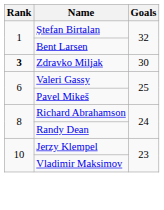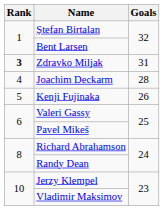(144, 63) 30 -> (144, 63) 31
+ row: (75, 79)
+ row: (68, 96)
